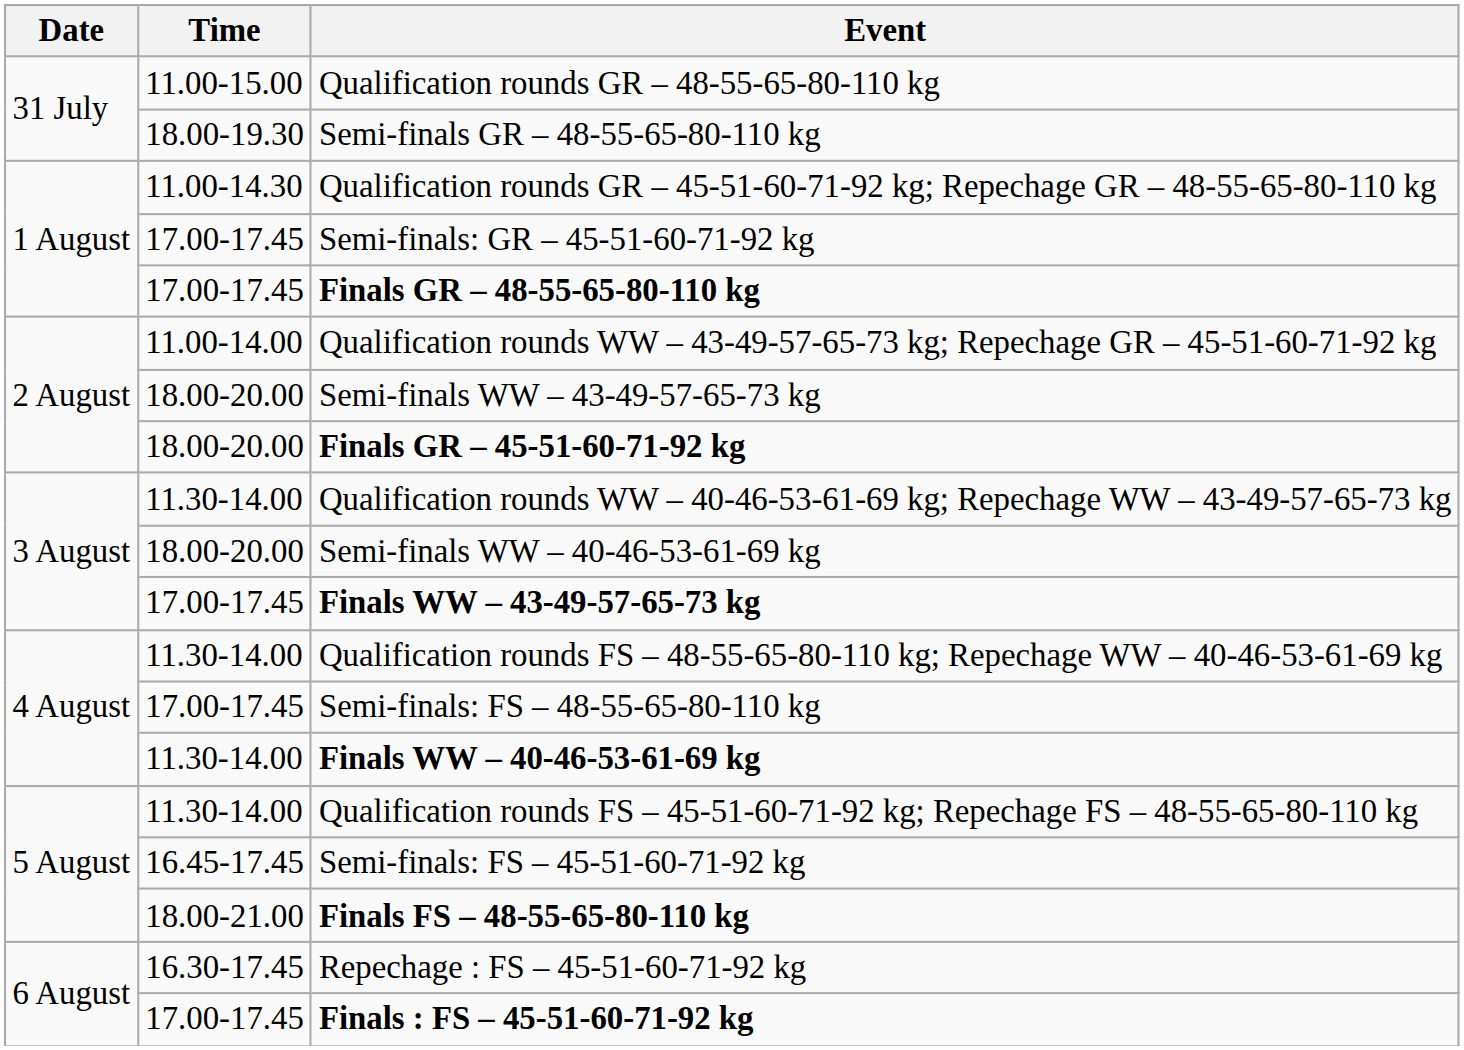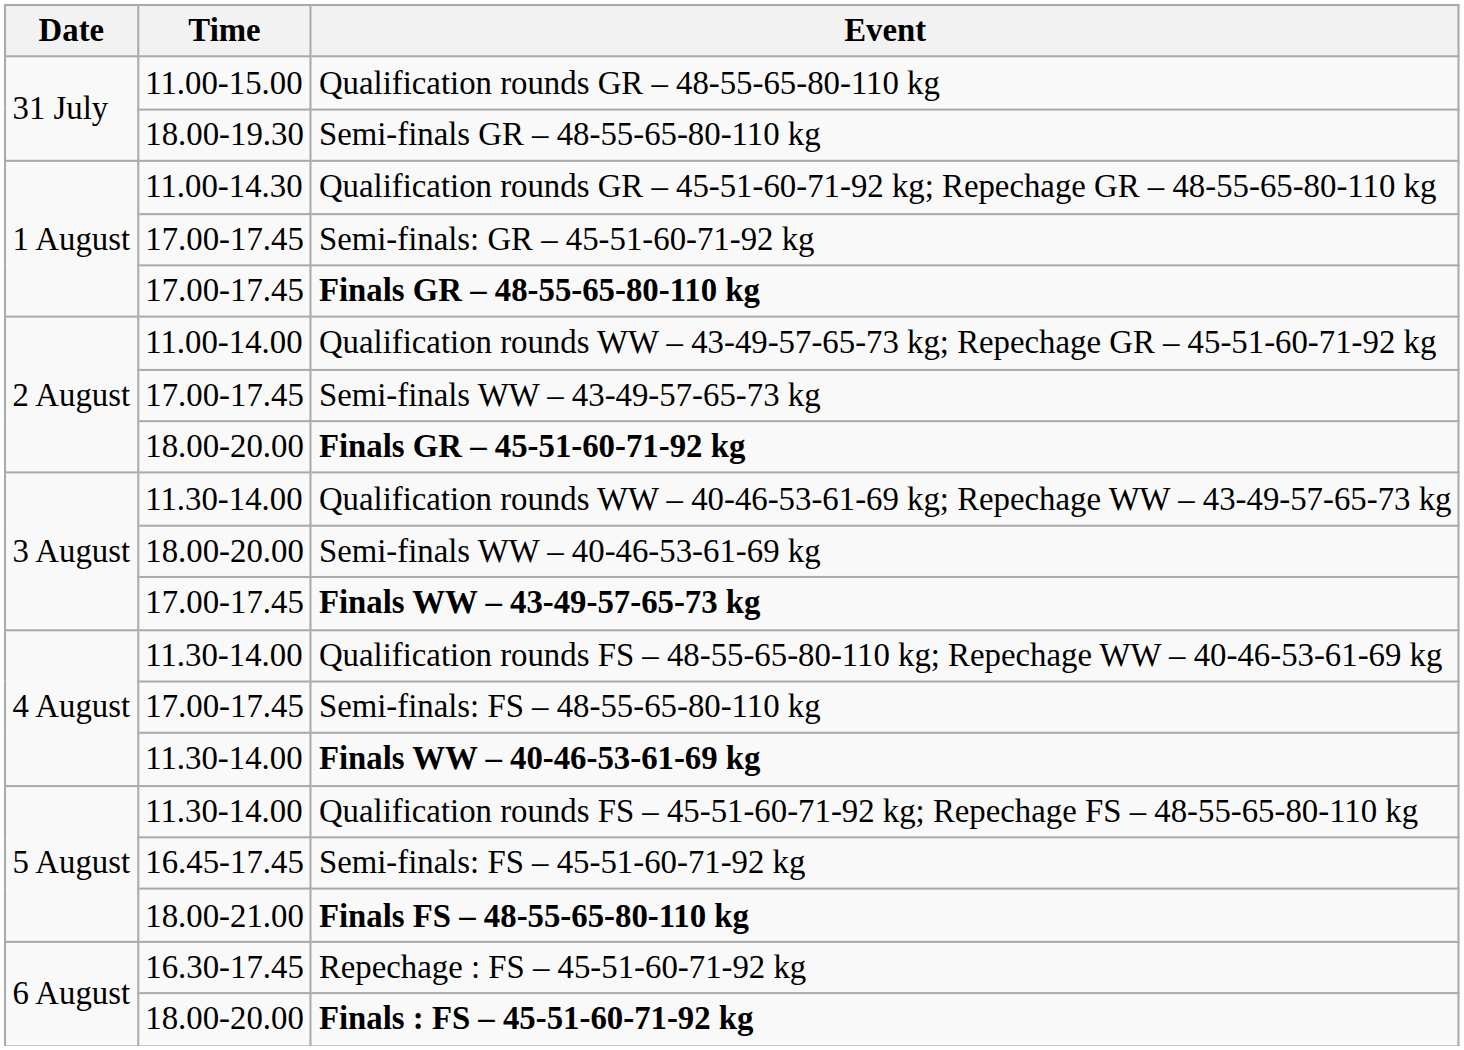(225, 394) 18.00-20.00 -> (225, 394) 17.00-17.45
(225, 1018) 17.00-17.45 -> (225, 1018) 18.00-20.00
